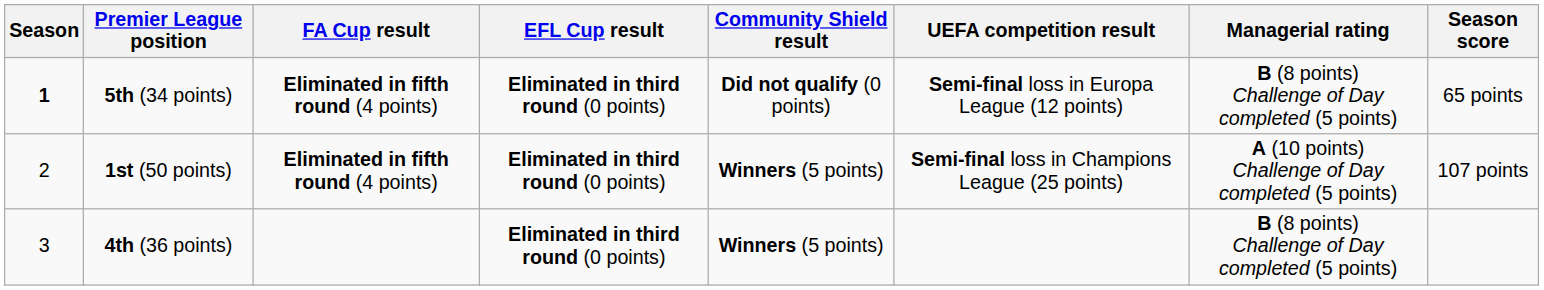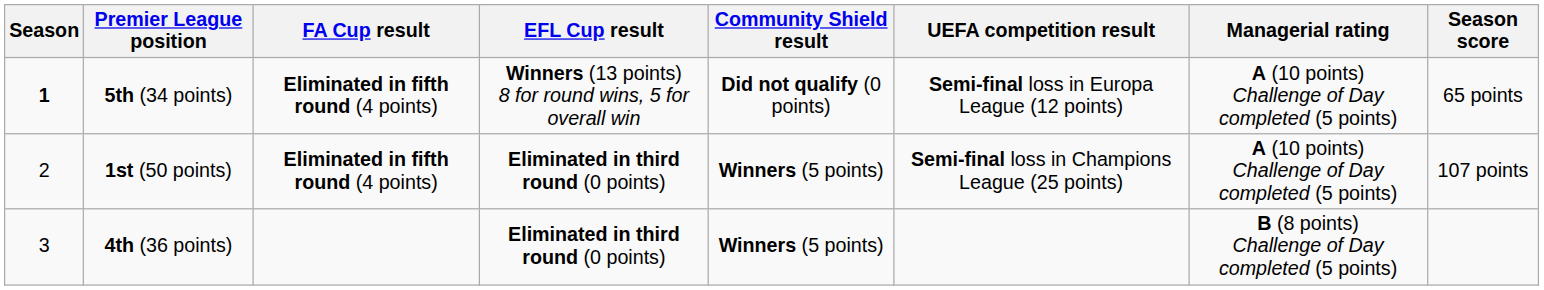(594, 95) Eliminated in third round (0 points) -> (594, 95) Winners (13 points) 8 for round wins, 5 for overall win
(1308, 95) B (8 points) Challenge of Day completed (5 points) -> (1308, 95) A (10 points) Challenge of Day completed (5 points)
